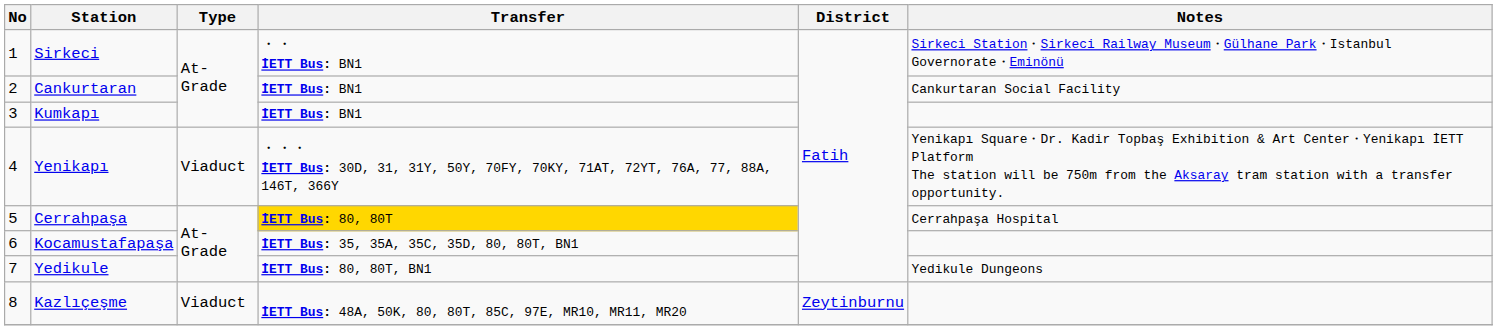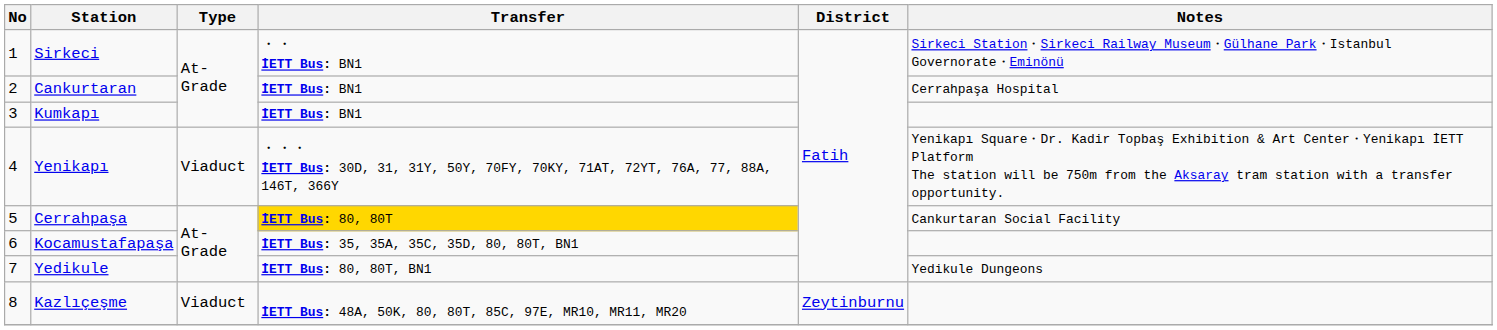(1016, 90) Cankurtaran Social Facility -> (985, 90) Cerrahpaşa Hospital
(985, 219) Cerrahpaşa Hospital -> (1016, 219) Cankurtaran Social Facility
